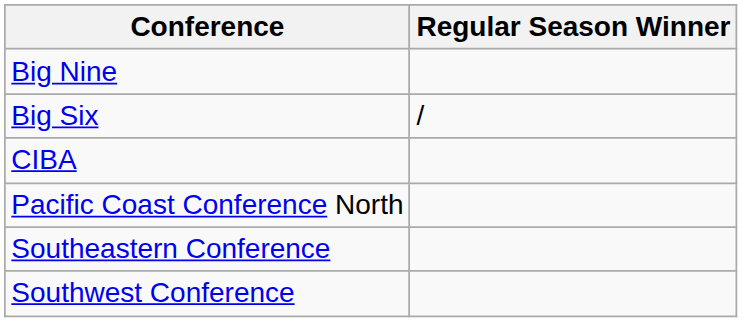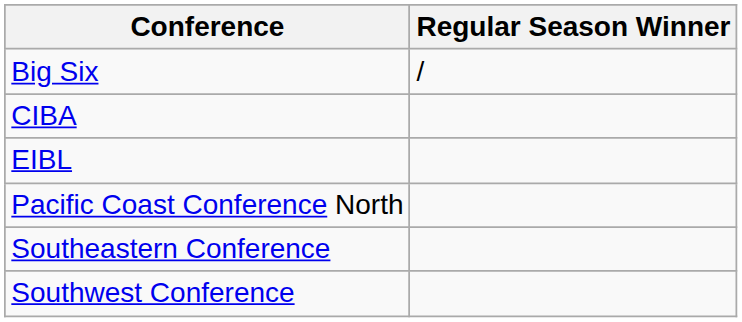- row: (64, 71)
+ row: (42, 159)
